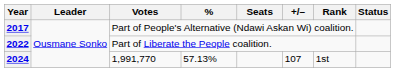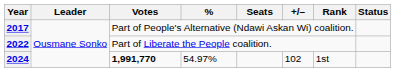(134, 59) normal -> (134, 59) bold
(200, 59) 57.13% -> (200, 59) 54.97%
(293, 59) 107 -> (293, 59) 102
